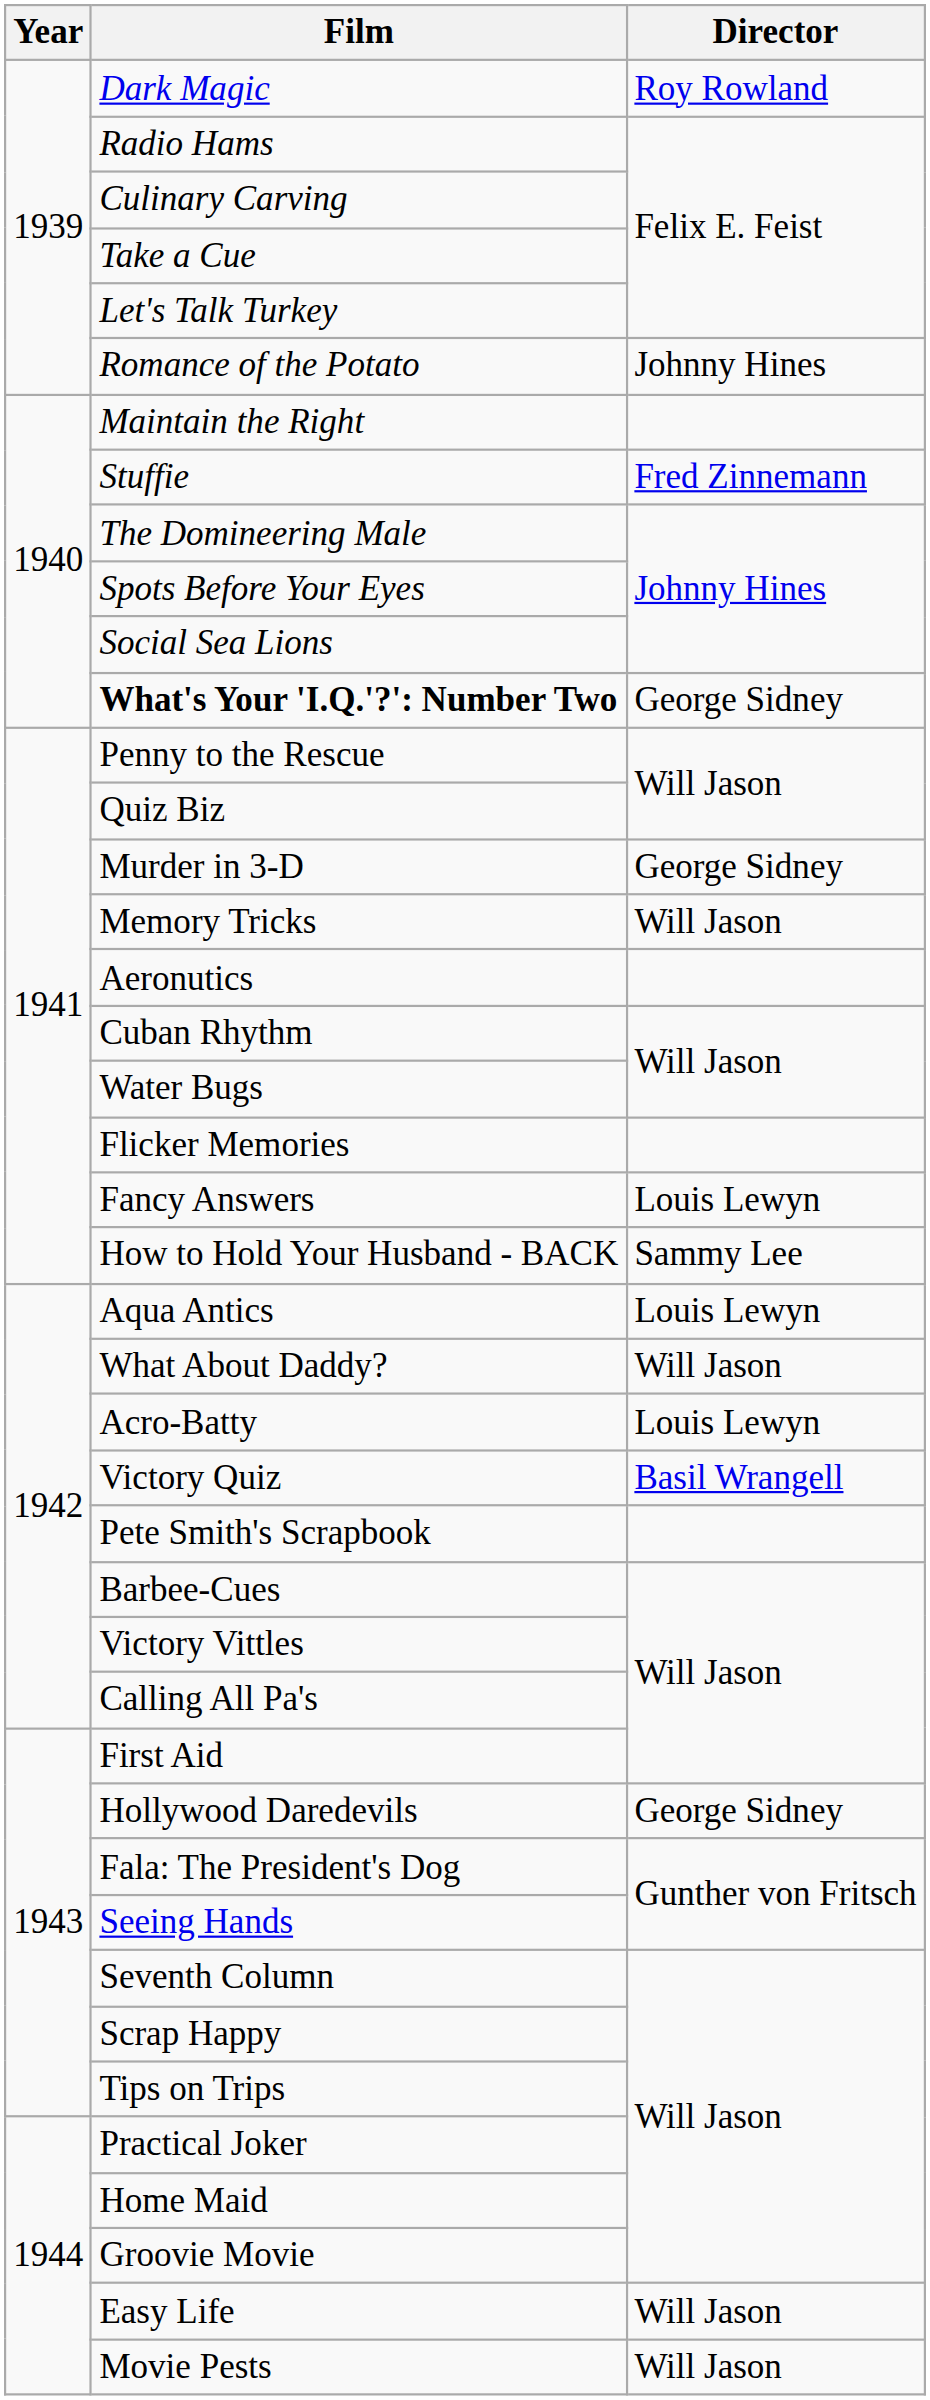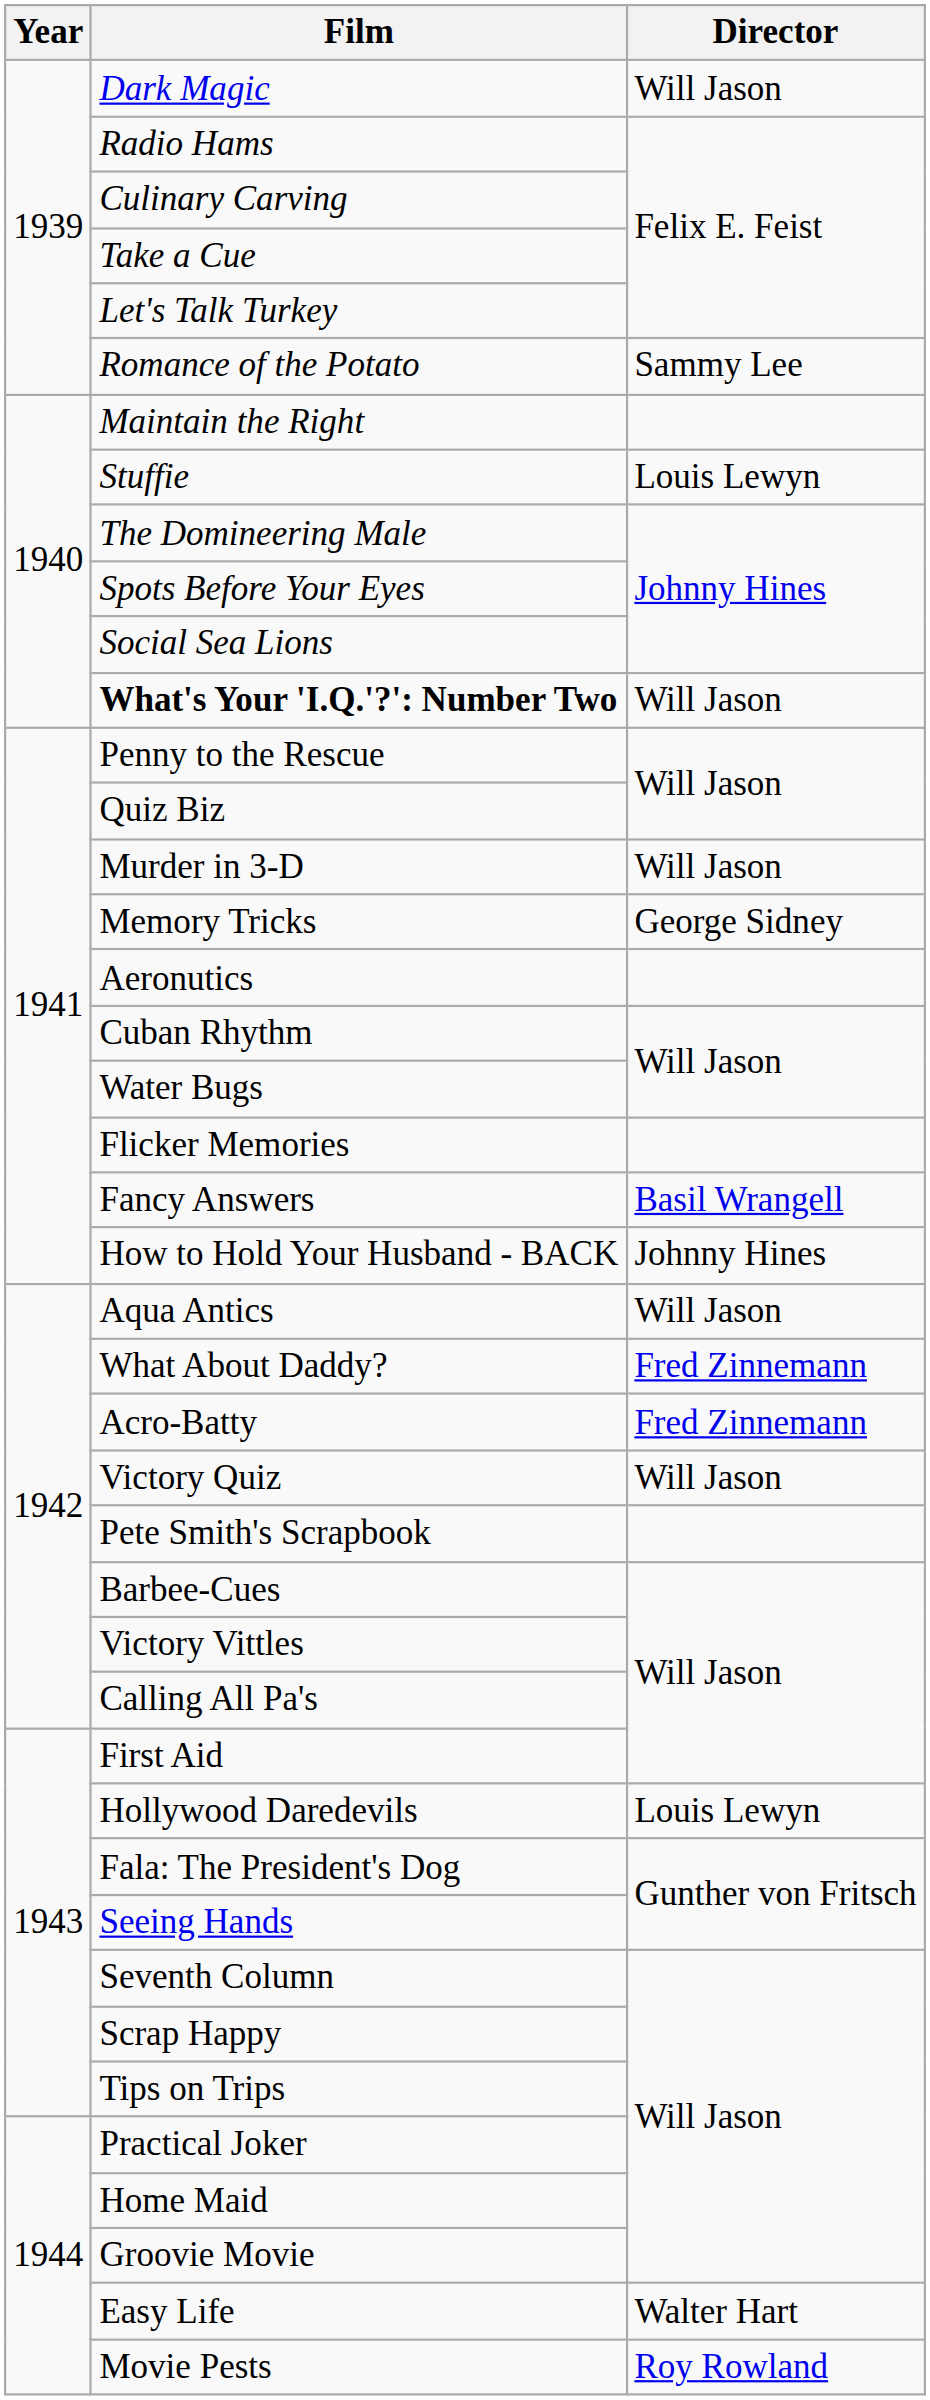(731, 87) Roy Rowland -> (708, 87) Will Jason
(730, 365) Johnny Hines -> (719, 365) Sammy Lee
(751, 476) Fred Zinnemann -> (727, 476) Louis Lewyn
(739, 699) George Sidney -> (708, 699) Will Jason
(739, 865) George Sidney -> (708, 865) Will Jason
(708, 921) Will Jason -> (739, 921) George Sidney
(727, 1199) Louis Lewyn -> (739, 1199) Basil Wrangell
(719, 1254) Sammy Lee -> (730, 1254) Johnny Hines
(727, 1310) Louis Lewyn -> (708, 1310) Will Jason
(708, 1365) Will Jason -> (751, 1365) Fred Zinnemann
(727, 1421) Louis Lewyn -> (751, 1421) Fred Zinnemann
(739, 1477) Basil Wrangell -> (708, 1477) Will Jason
(739, 1810) George Sidney -> (727, 1810) Louis Lewyn
(708, 2310) Will Jason -> (716, 2310) Walter Hart
(708, 2366) Will Jason -> (731, 2366) Roy Rowland
